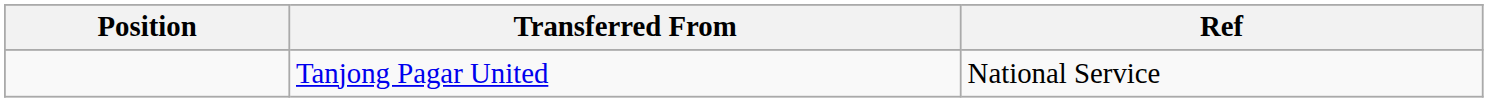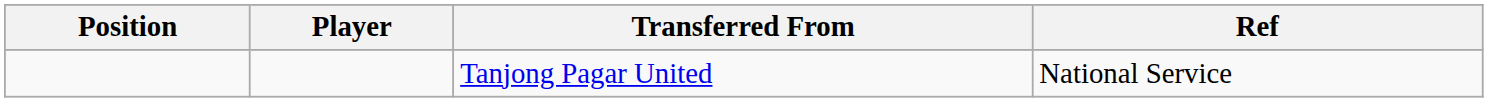+ column: (352, 27)
